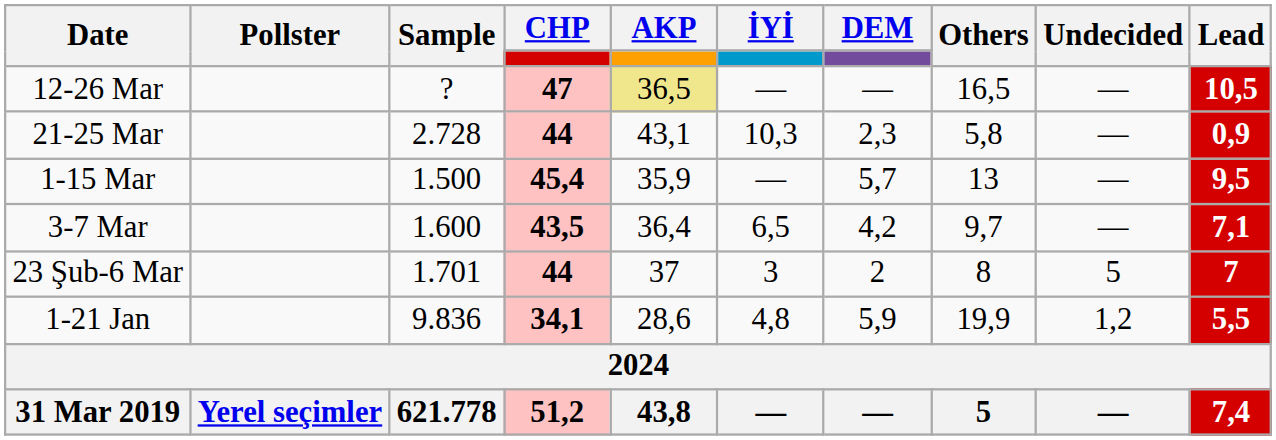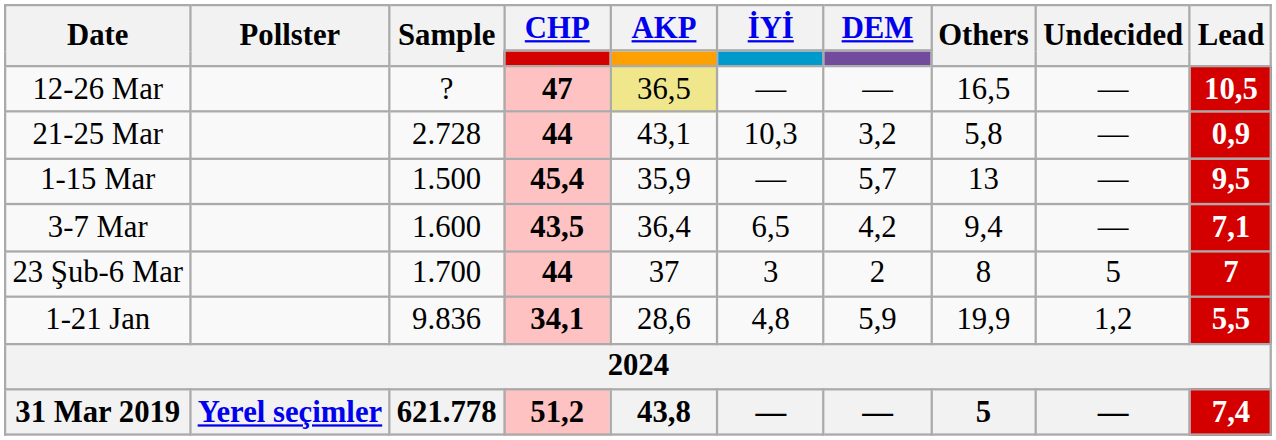(877, 134) 2,3 -> (877, 134) 3,2
(983, 226) 9,7 -> (983, 226) 9,4
(447, 272) 1.701 -> (447, 272) 1.700
